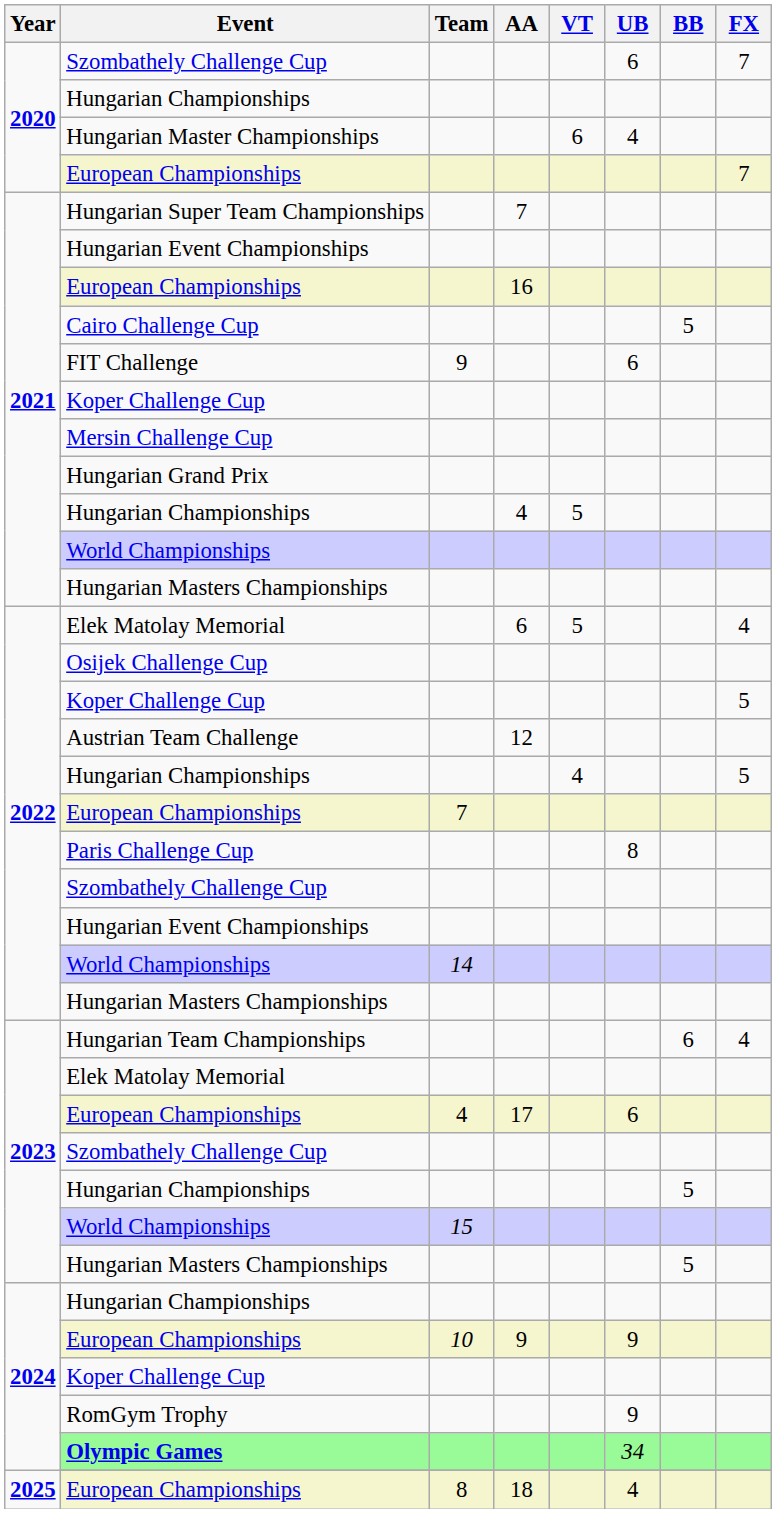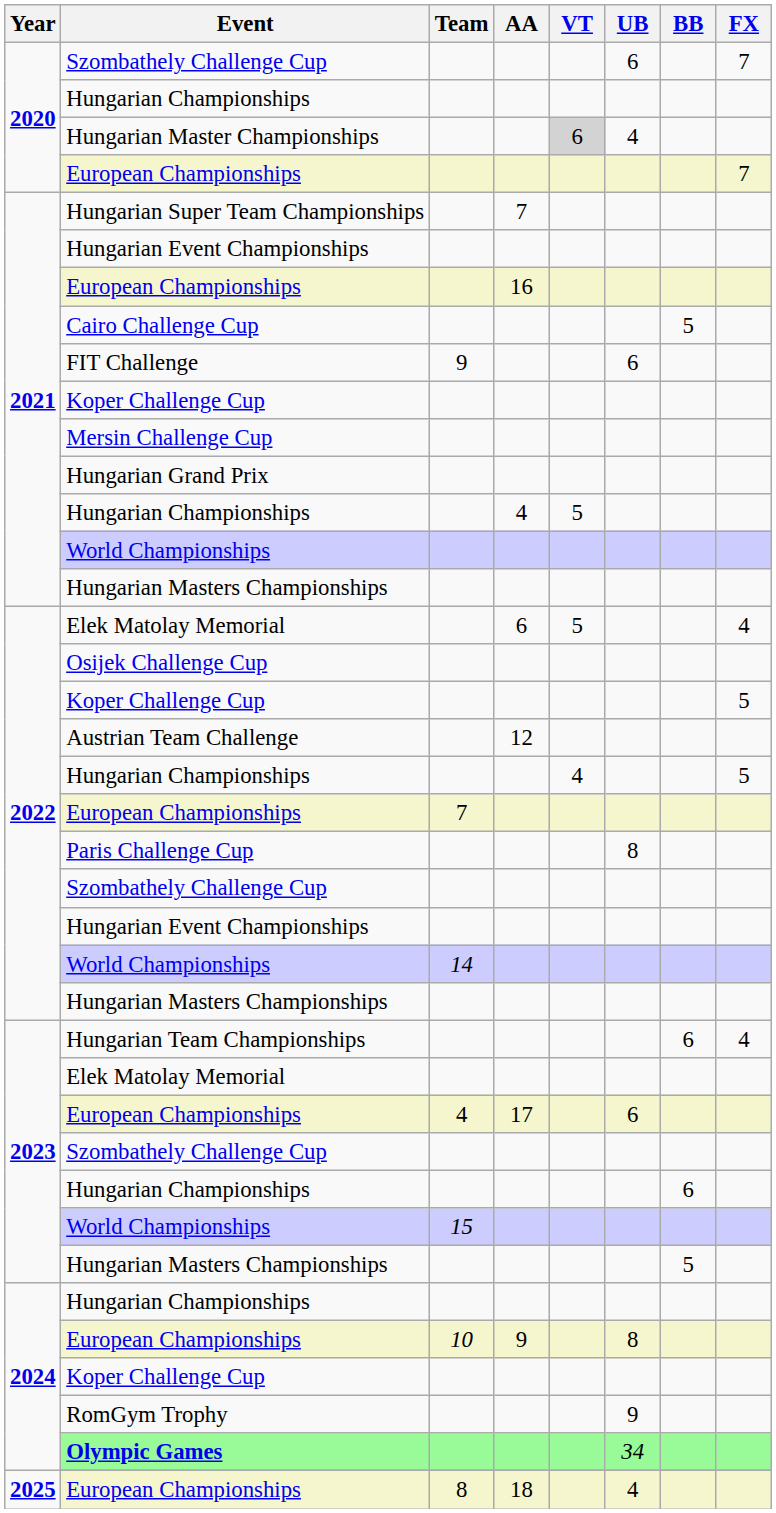(577, 136) no background -> (577, 136) lightgrey background
(688, 1188) 5 -> (688, 1188) 6
(633, 1339) 9 -> (633, 1339) 8
